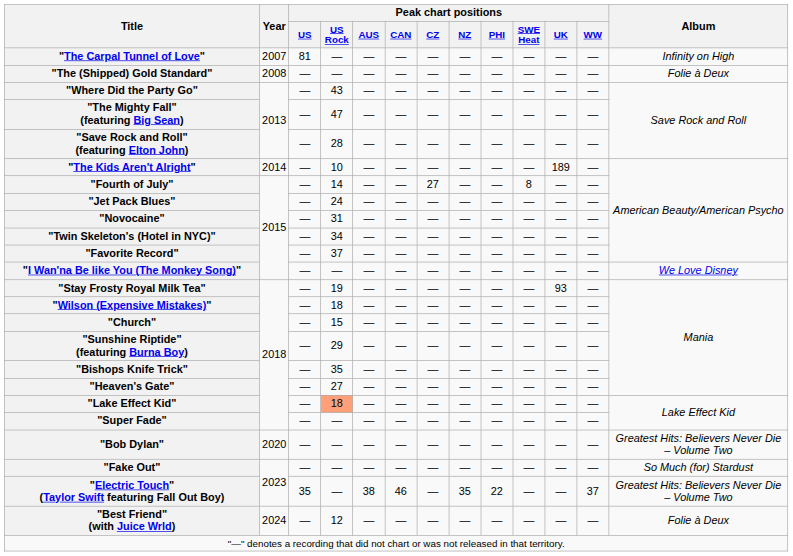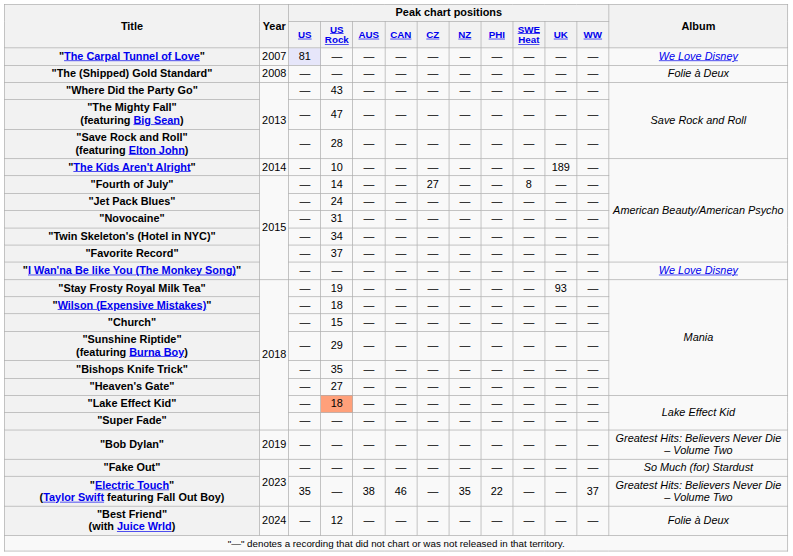(305, 56) no background -> (305, 56) lavender background
(698, 56) Infinity on High -> (698, 56) We Love Disney
(274, 444) 2020 -> (274, 444) 2019
